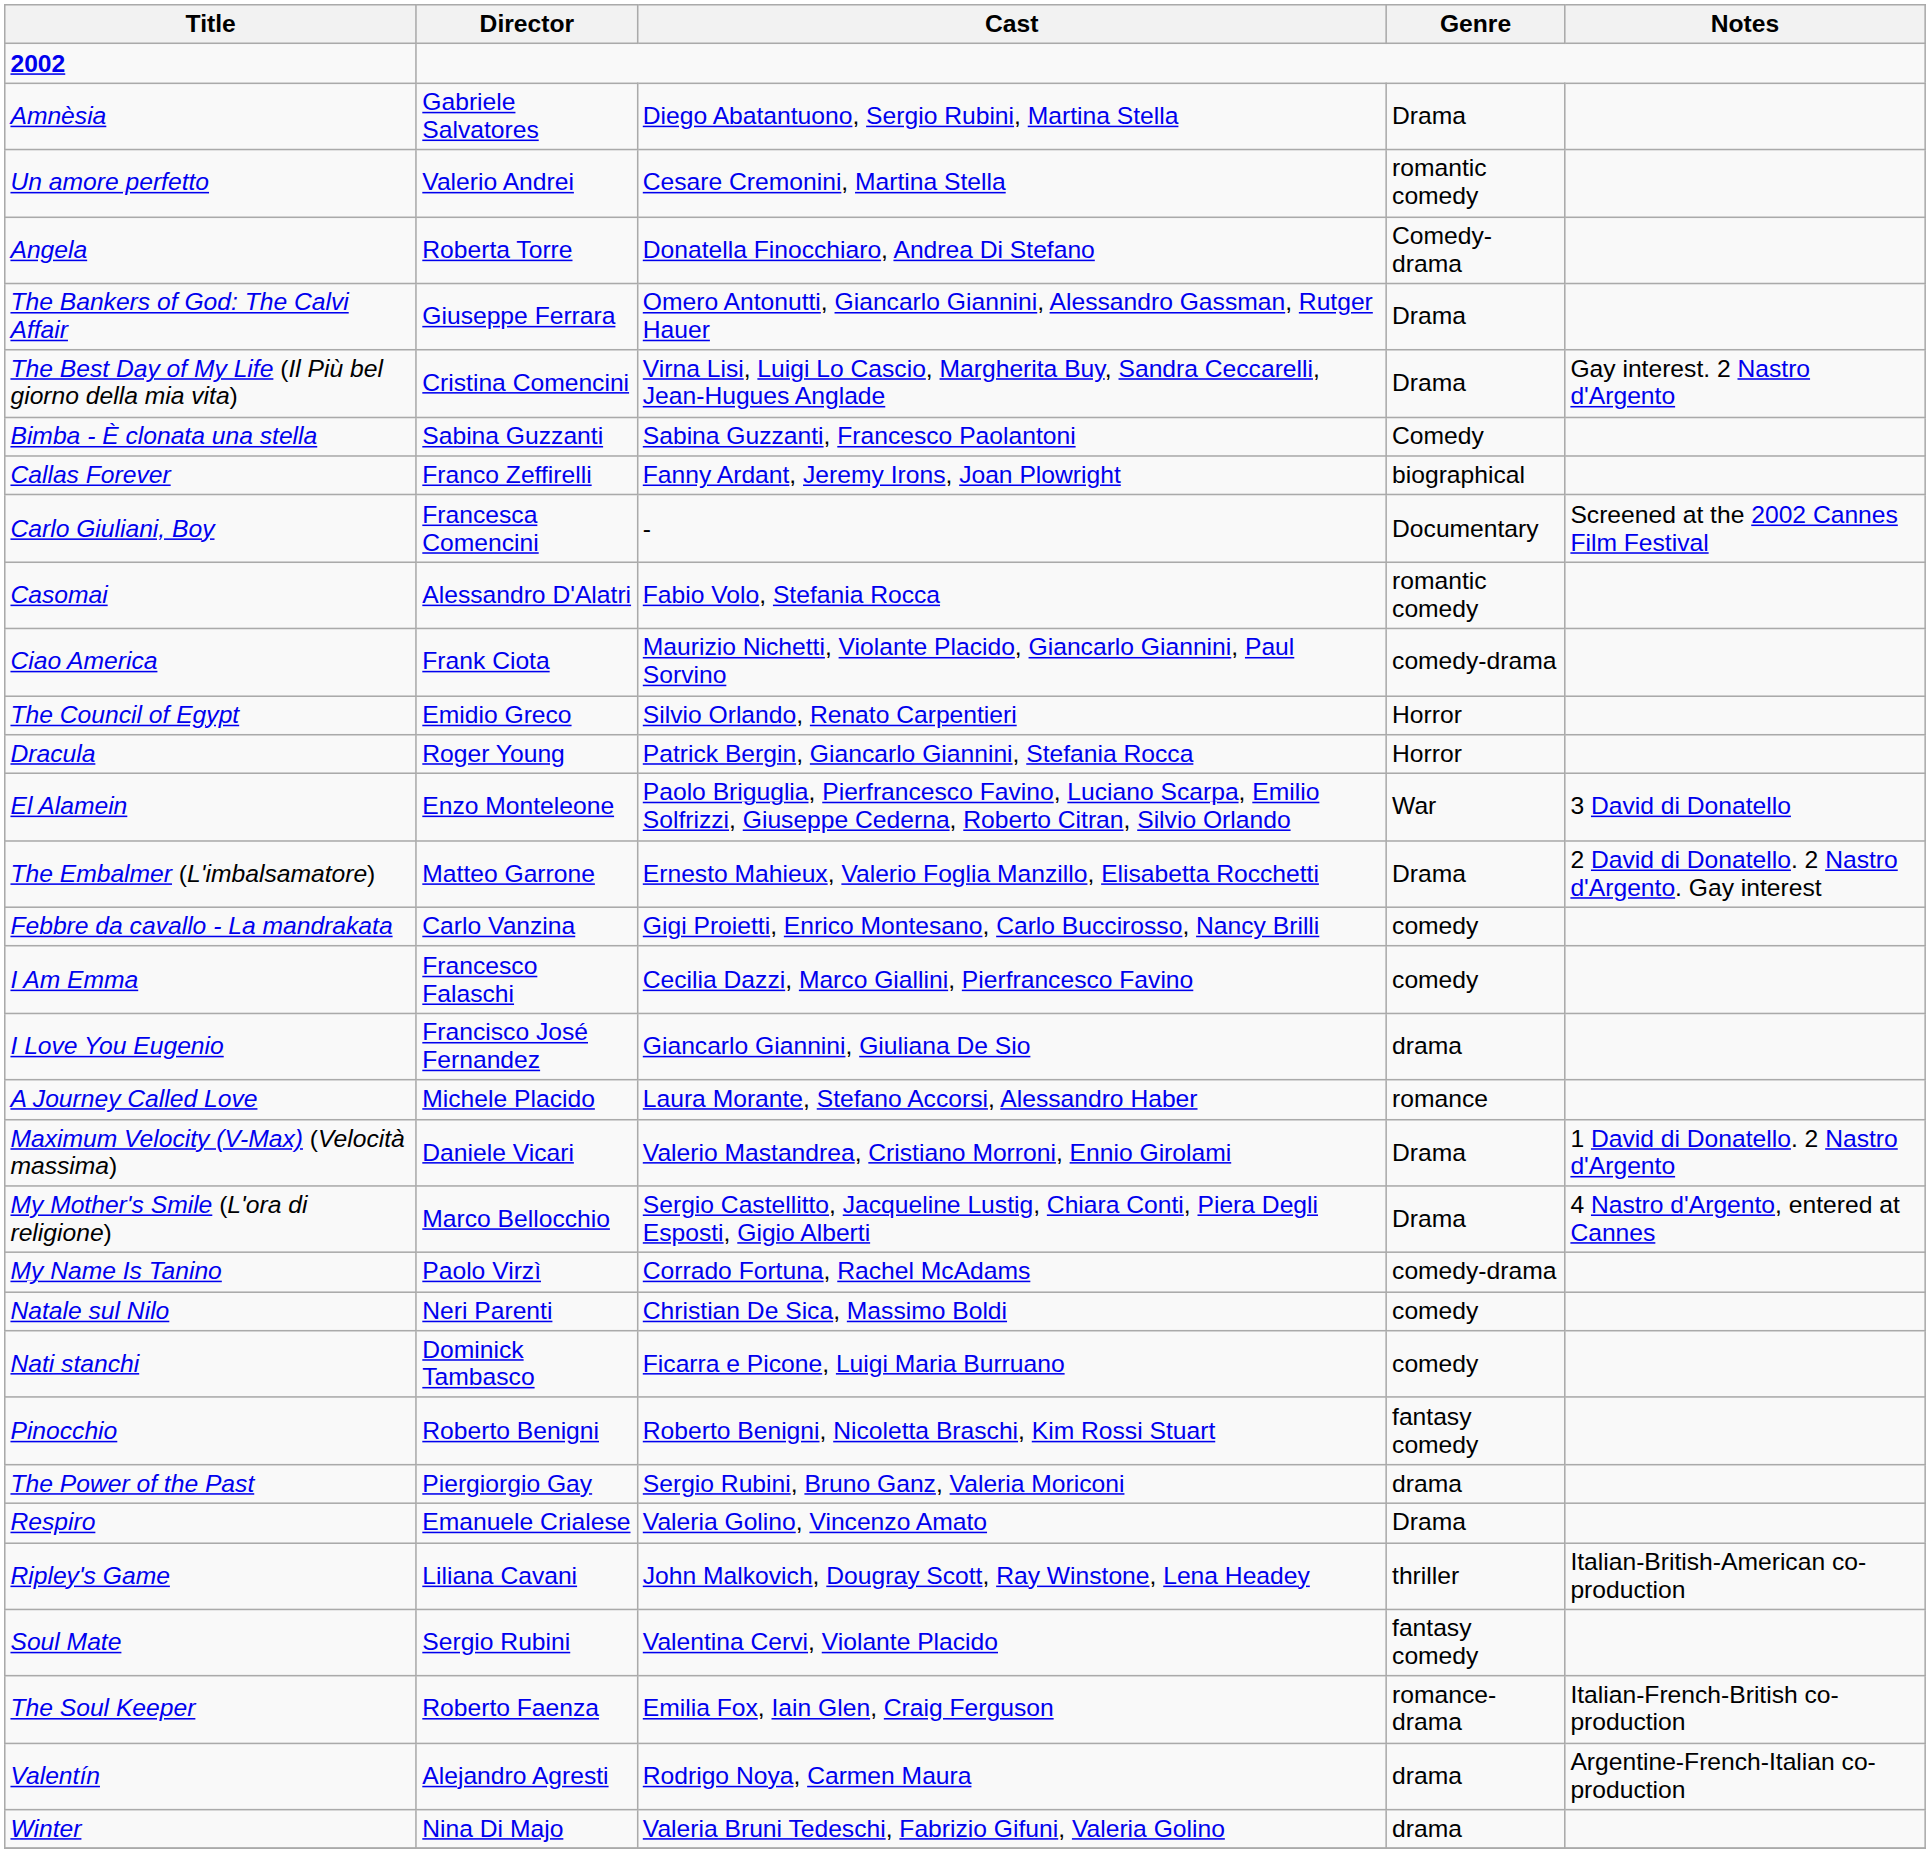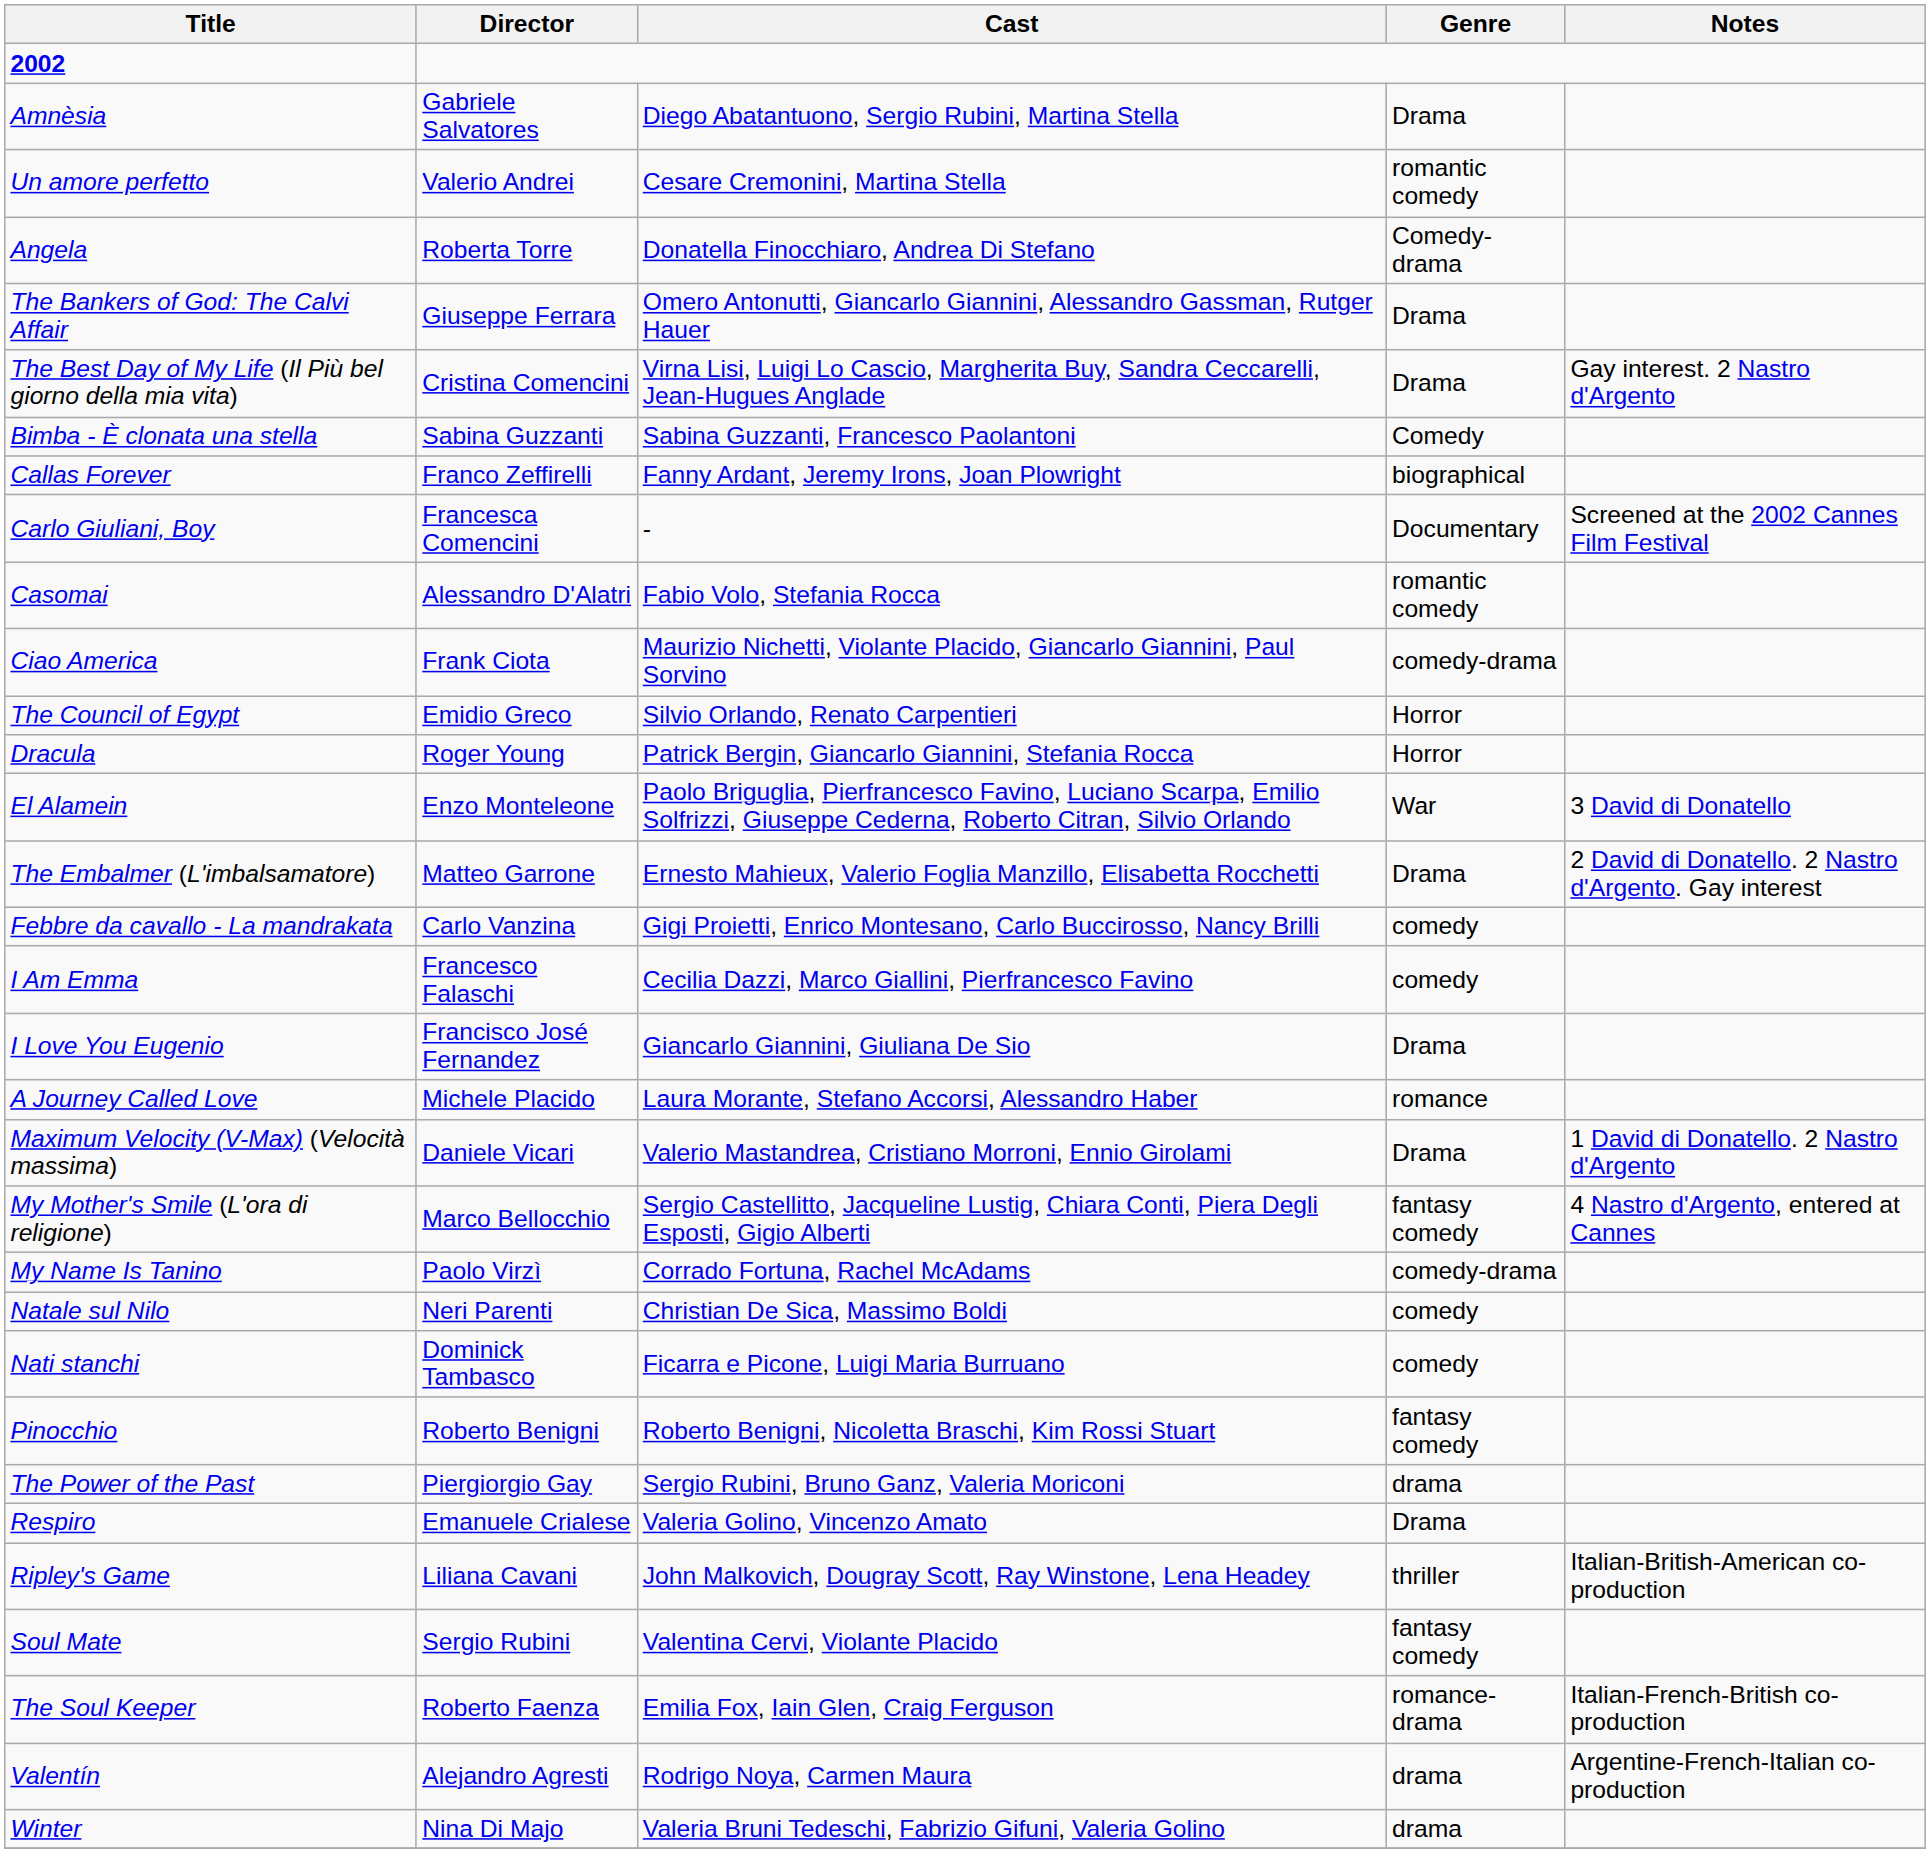(1427, 1046) drama -> (1429, 1046) Drama
(1429, 1218) Drama -> (1435, 1218) fantasy comedy
